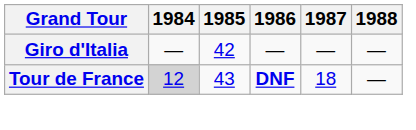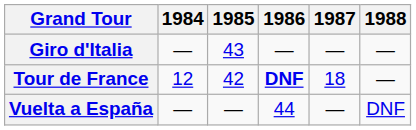(224, 49) 42 -> (233, 49) 43
(174, 79) lightgrey background -> (183, 79) no background
(224, 79) 43 -> (233, 79) 42
+ row: (81, 109)
